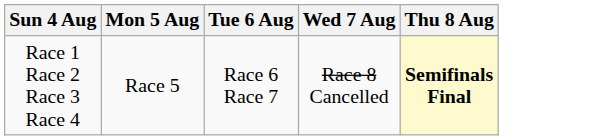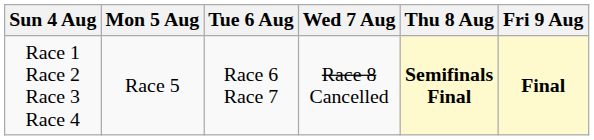+ column: (543, 20)
